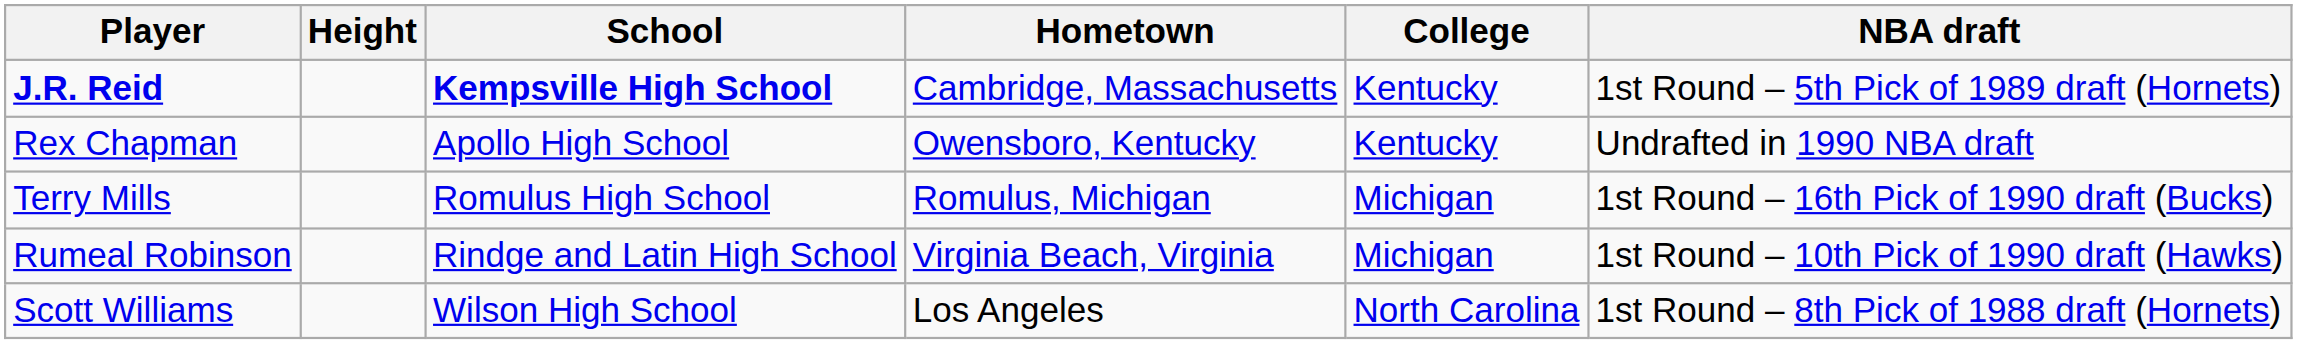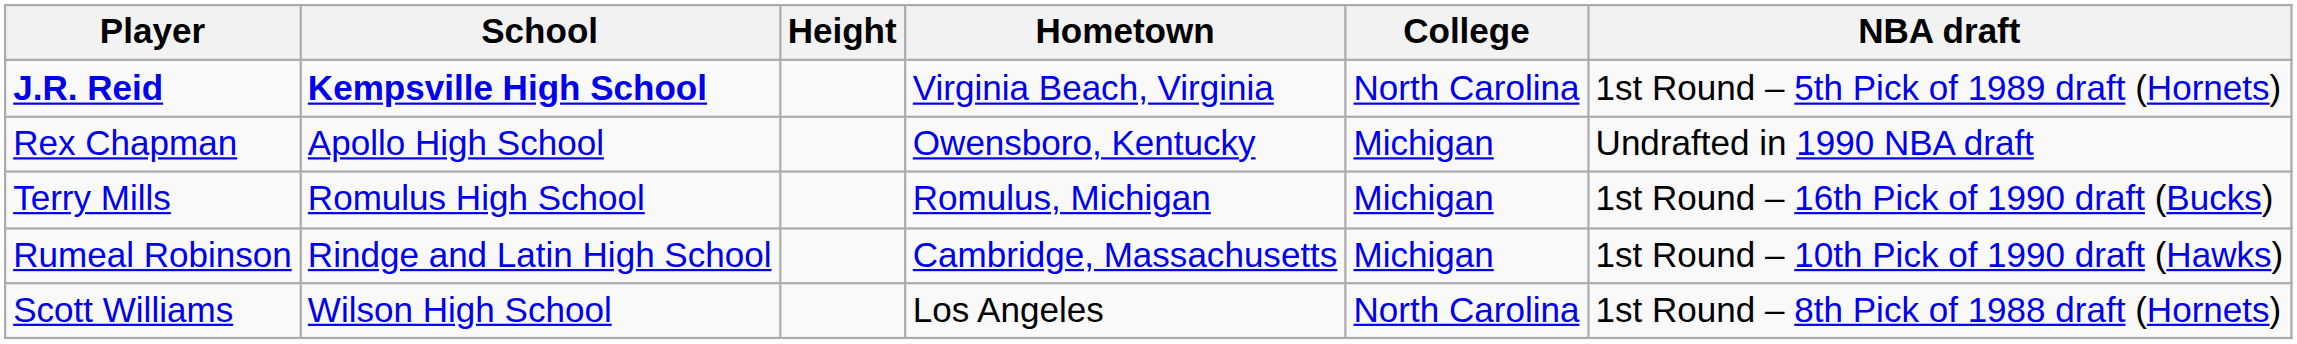columns swapped: (362, 32) <-> (665, 32)
(1125, 87) Cambridge, Massachusetts -> (1093, 87) Virginia Beach, Virginia
(1426, 87) Kentucky -> (1466, 87) North Carolina
(1426, 143) Kentucky -> (1424, 143) Michigan
(1093, 254) Virginia Beach, Virginia -> (1125, 254) Cambridge, Massachusetts
